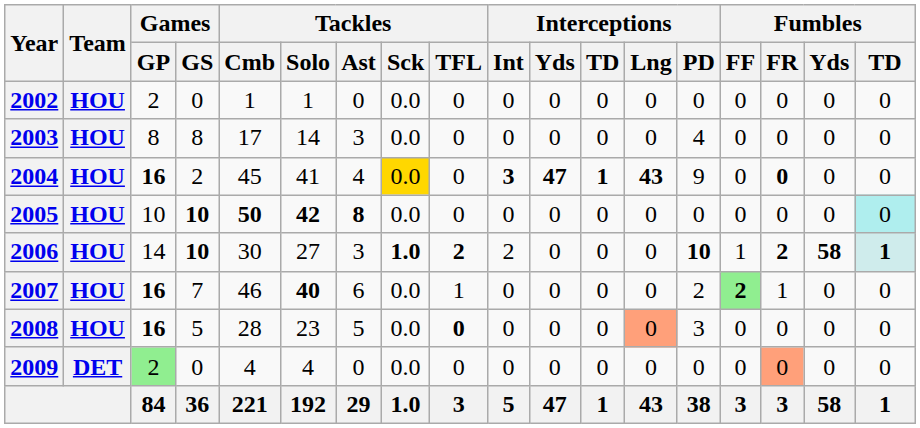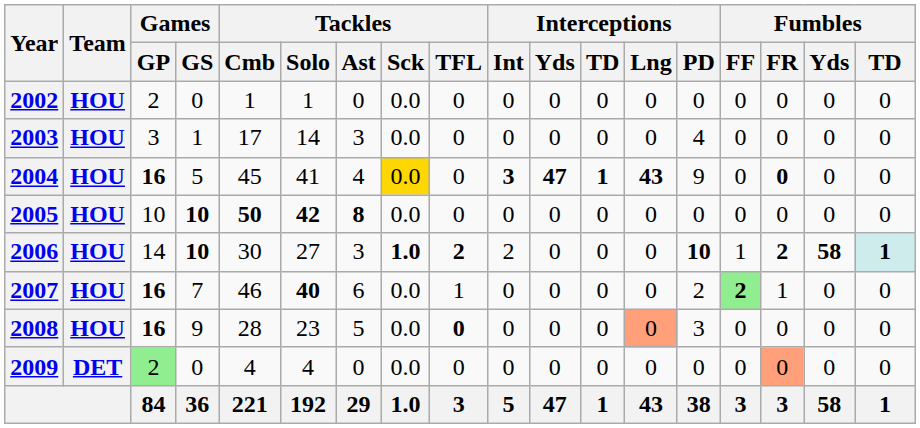(154, 137) 8 -> (154, 137) 3
(197, 137) 8 -> (197, 137) 1
(197, 175) 2 -> (197, 175) 5
(885, 213) paleturquoise background -> (885, 213) no background
(197, 328) 5 -> (197, 328) 9
